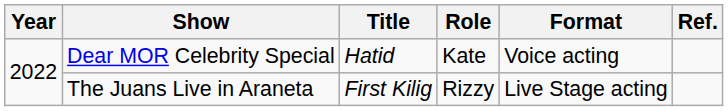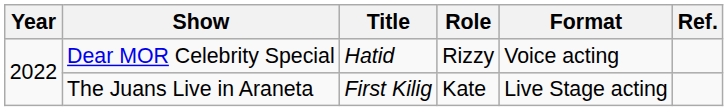(464, 56) Kate -> (468, 56) Rizzy
(468, 89) Rizzy -> (464, 89) Kate
